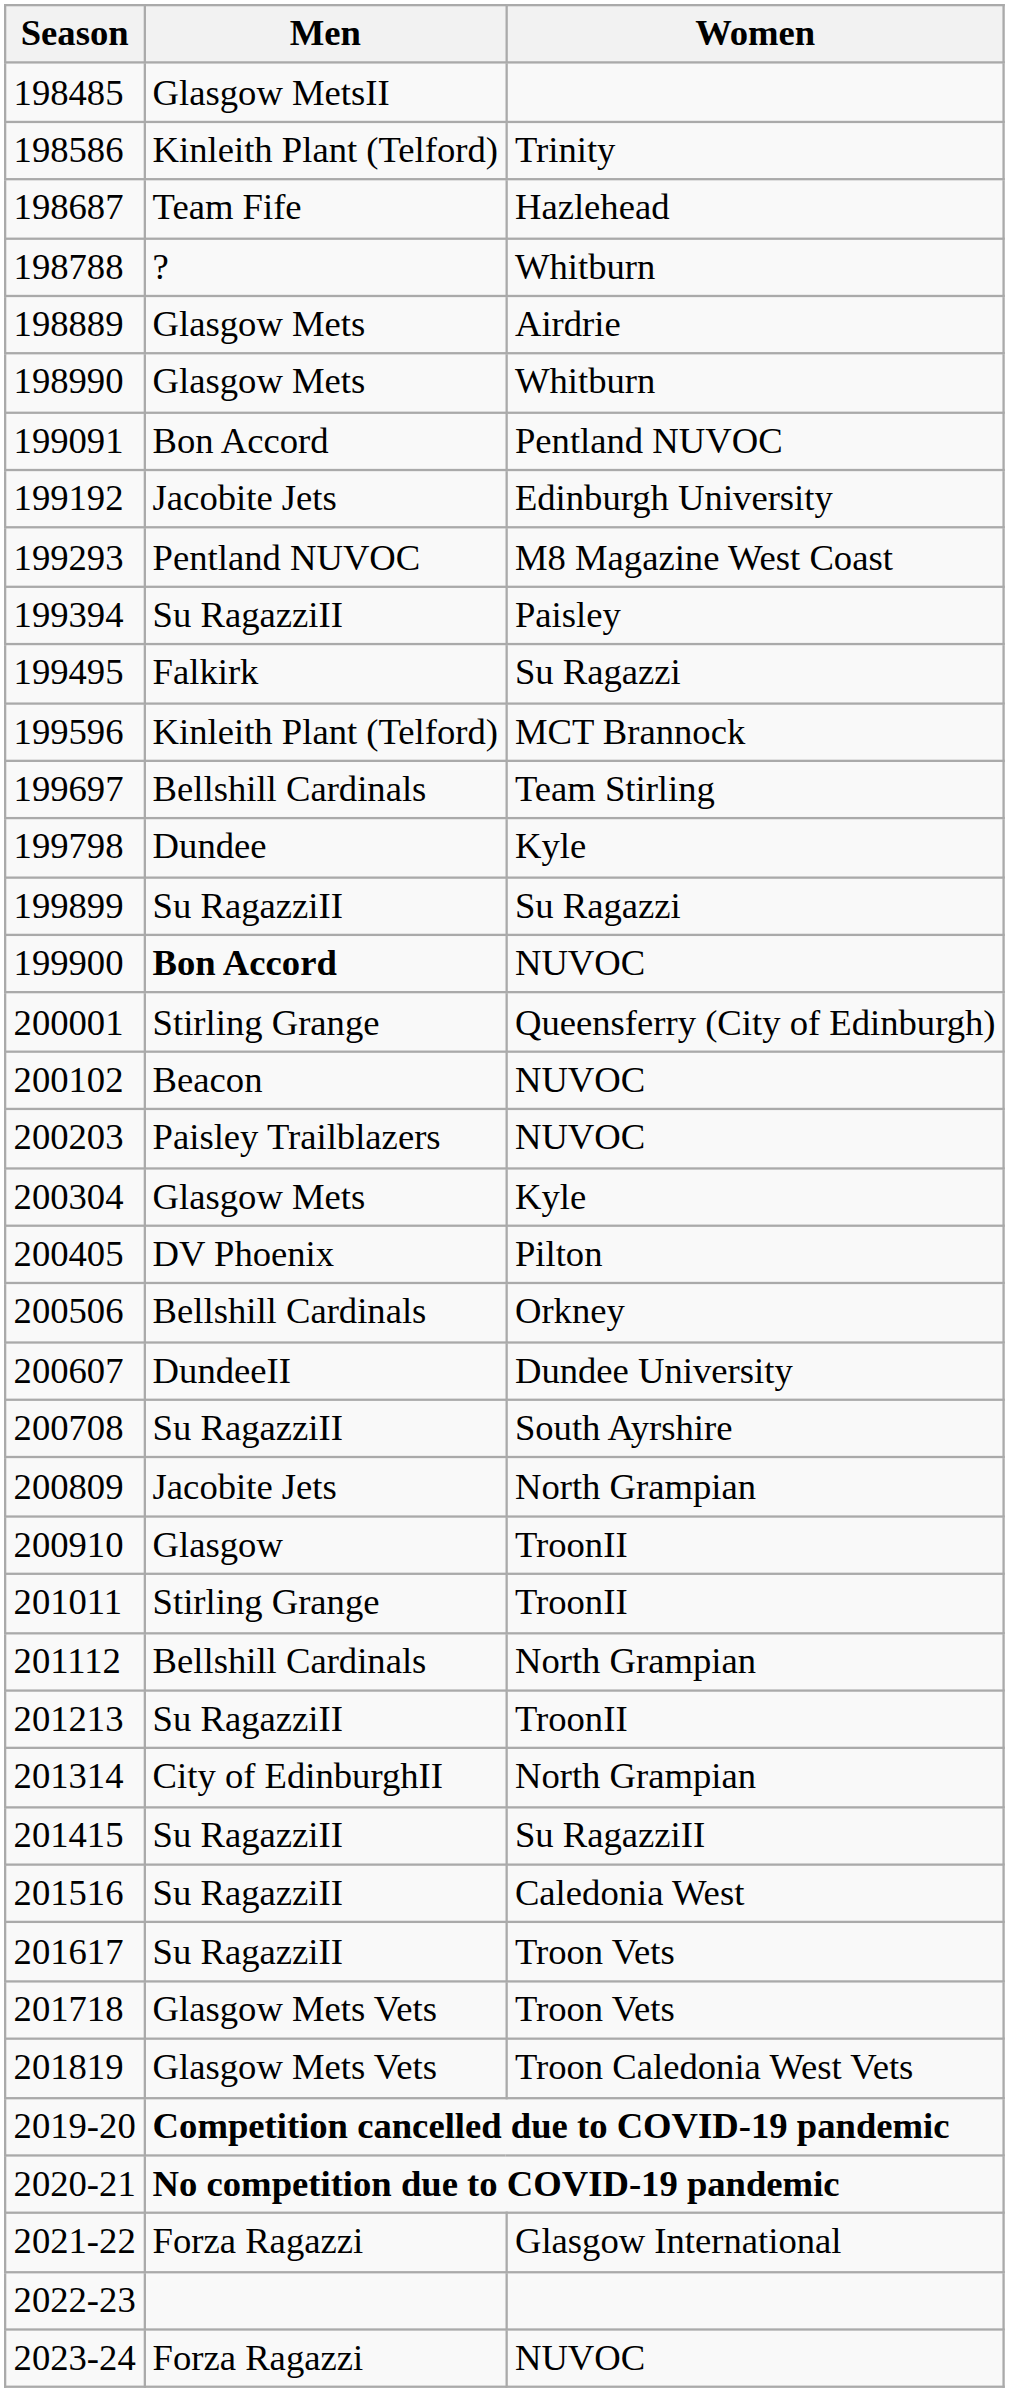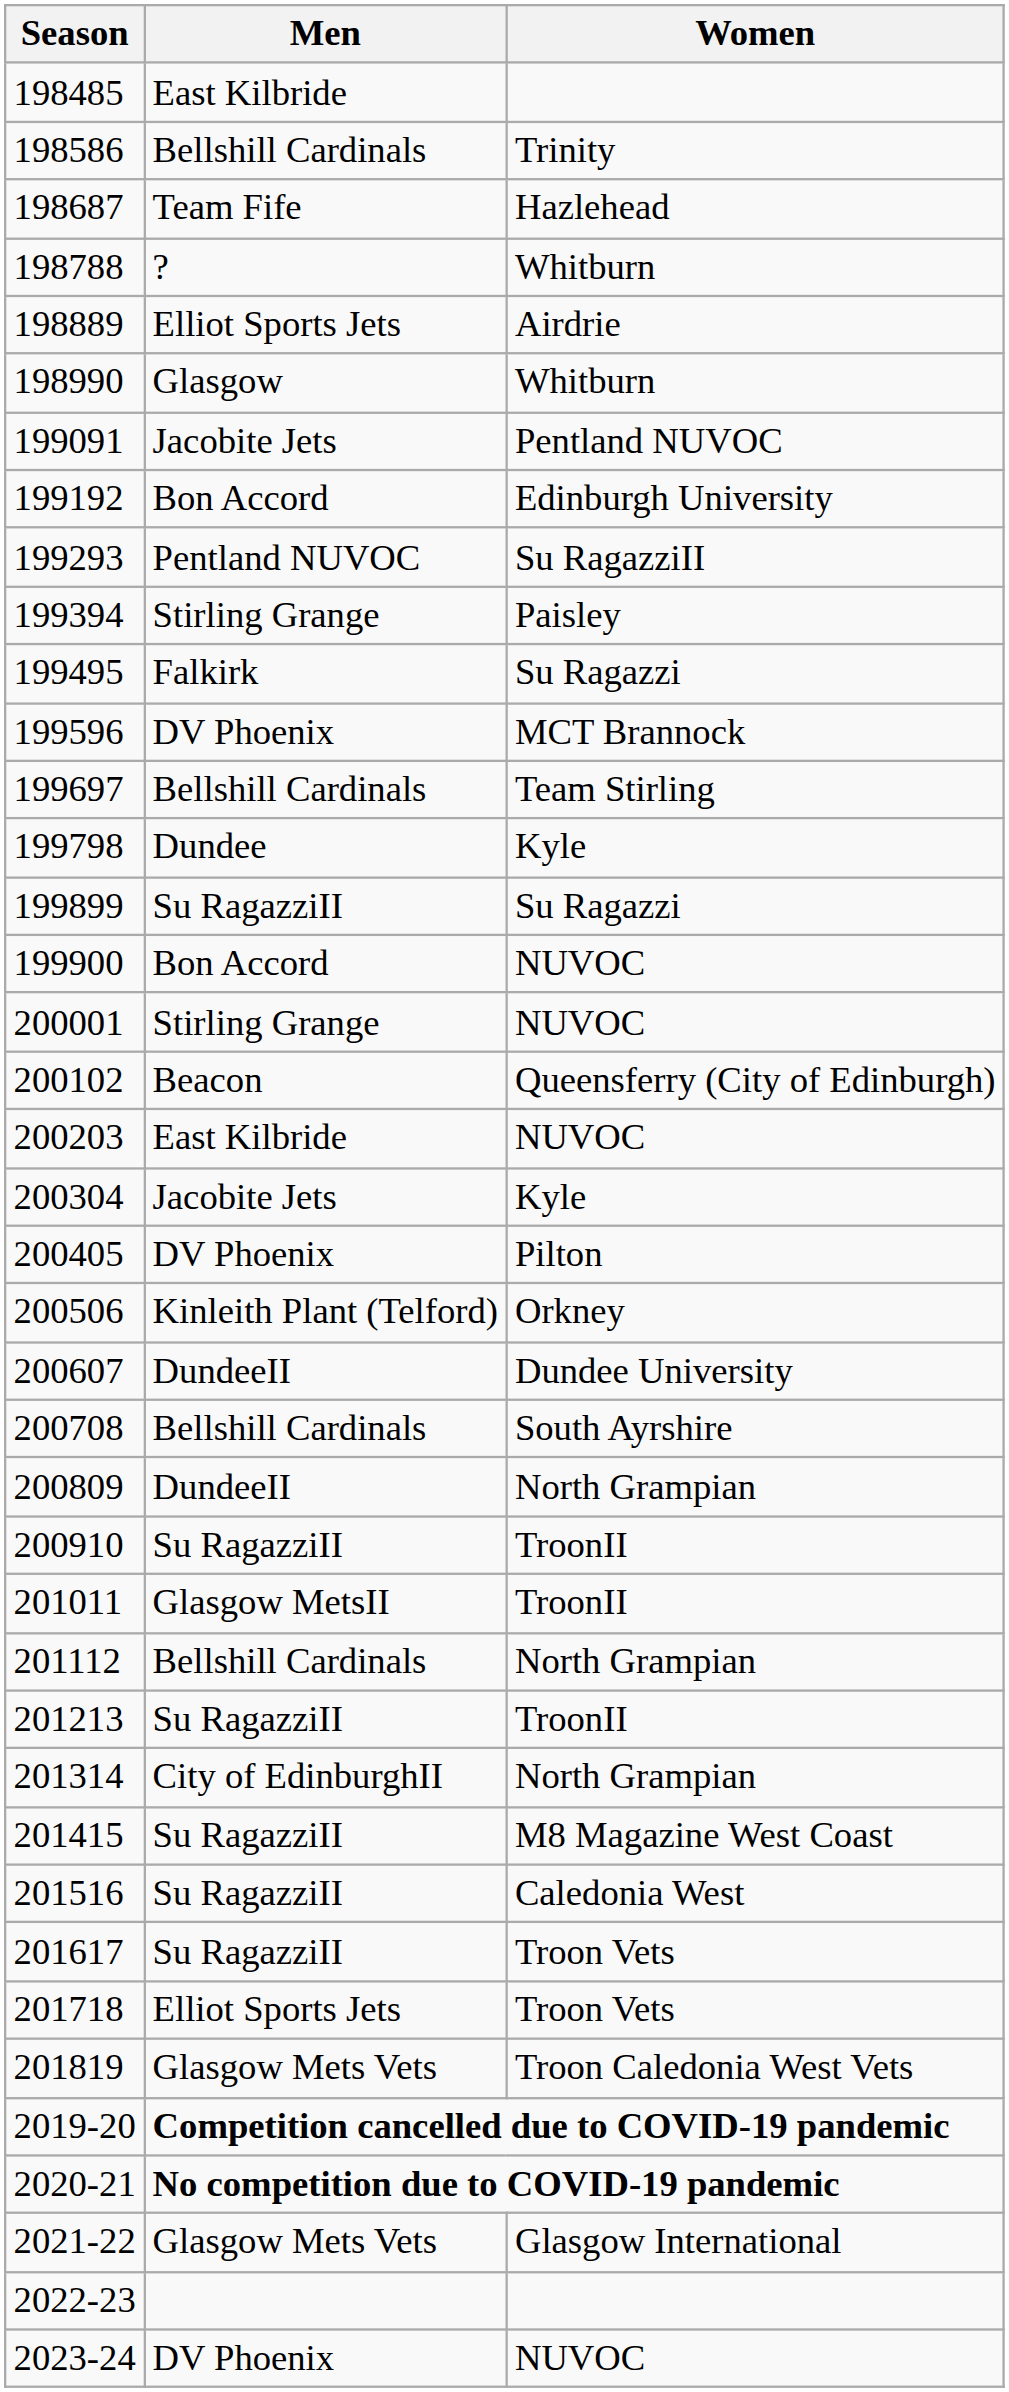(271, 91) Glasgow MetsII -> (250, 91) East Kilbride
(325, 149) Kinleith Plant (Telford) -> (289, 149) Bellshill Cardinals
(259, 324) Glasgow Mets -> (277, 324) Elliot Sports Jets
(259, 382) Glasgow Mets -> (218, 382) Glasgow
(241, 440) Bon Accord -> (245, 440) Jacobite Jets
(245, 498) Jacobite Jets -> (241, 498) Bon Accord
(704, 556) M8 Magazine West Coast -> (610, 556) Su RagazziII
(248, 614) Su RagazziII -> (266, 614) Stirling Grange
(325, 730) Kinleith Plant (Telford) -> (243, 730) DV Phoenix
(245, 963) bold -> (241, 963) normal
(755, 1021) Queensferry (City of Edinburgh) -> (580, 1021) NUVOC
(580, 1079) NUVOC -> (755, 1079) Queensferry (City of Edinburgh)
(297, 1137) Paisley Trailblazers -> (250, 1137) East Kilbride
(259, 1195) Glasgow Mets -> (245, 1195) Jacobite Jets
(289, 1311) Bellshill Cardinals -> (325, 1311) Kinleith Plant (Telford)
(248, 1428) Su RagazziII -> (289, 1428) Bellshill Cardinals
(245, 1486) Jacobite Jets -> (222, 1486) DundeeII
(218, 1544) Glasgow -> (248, 1544) Su RagazziII
(266, 1602) Stirling Grange -> (271, 1602) Glasgow MetsII
(610, 1834) Su RagazziII -> (704, 1834) M8 Magazine West Coast
(295, 2009) Glasgow Mets Vets -> (277, 2009) Elliot Sports Jets
(258, 2241) Forza Ragazzi -> (295, 2241) Glasgow Mets Vets
(258, 2357) Forza Ragazzi -> (243, 2357) DV Phoenix
